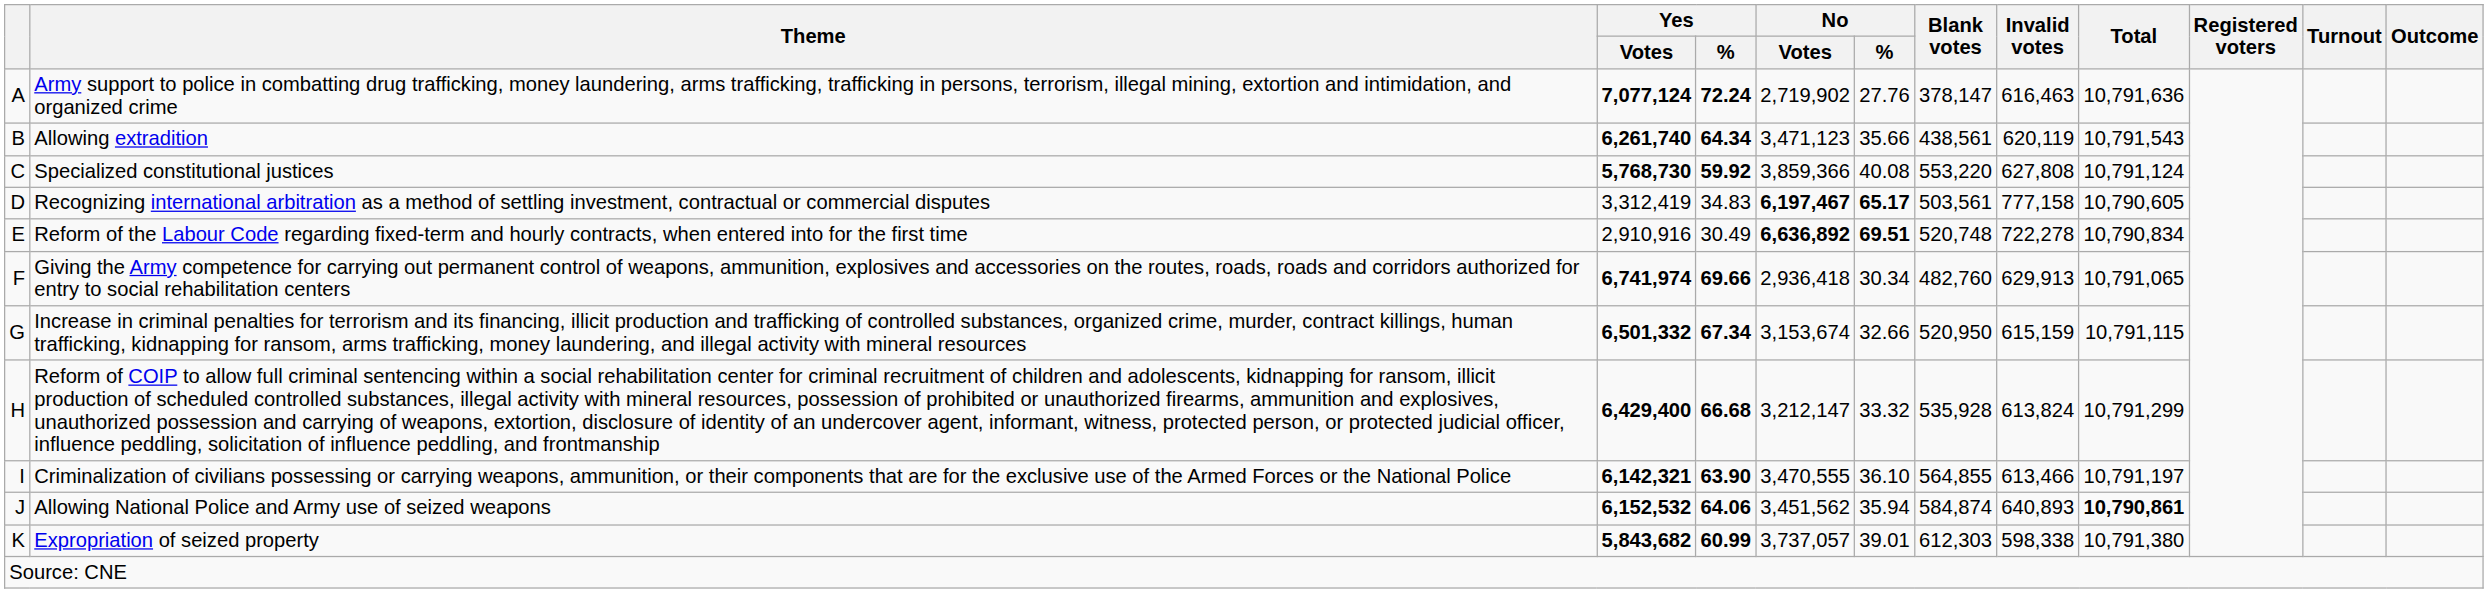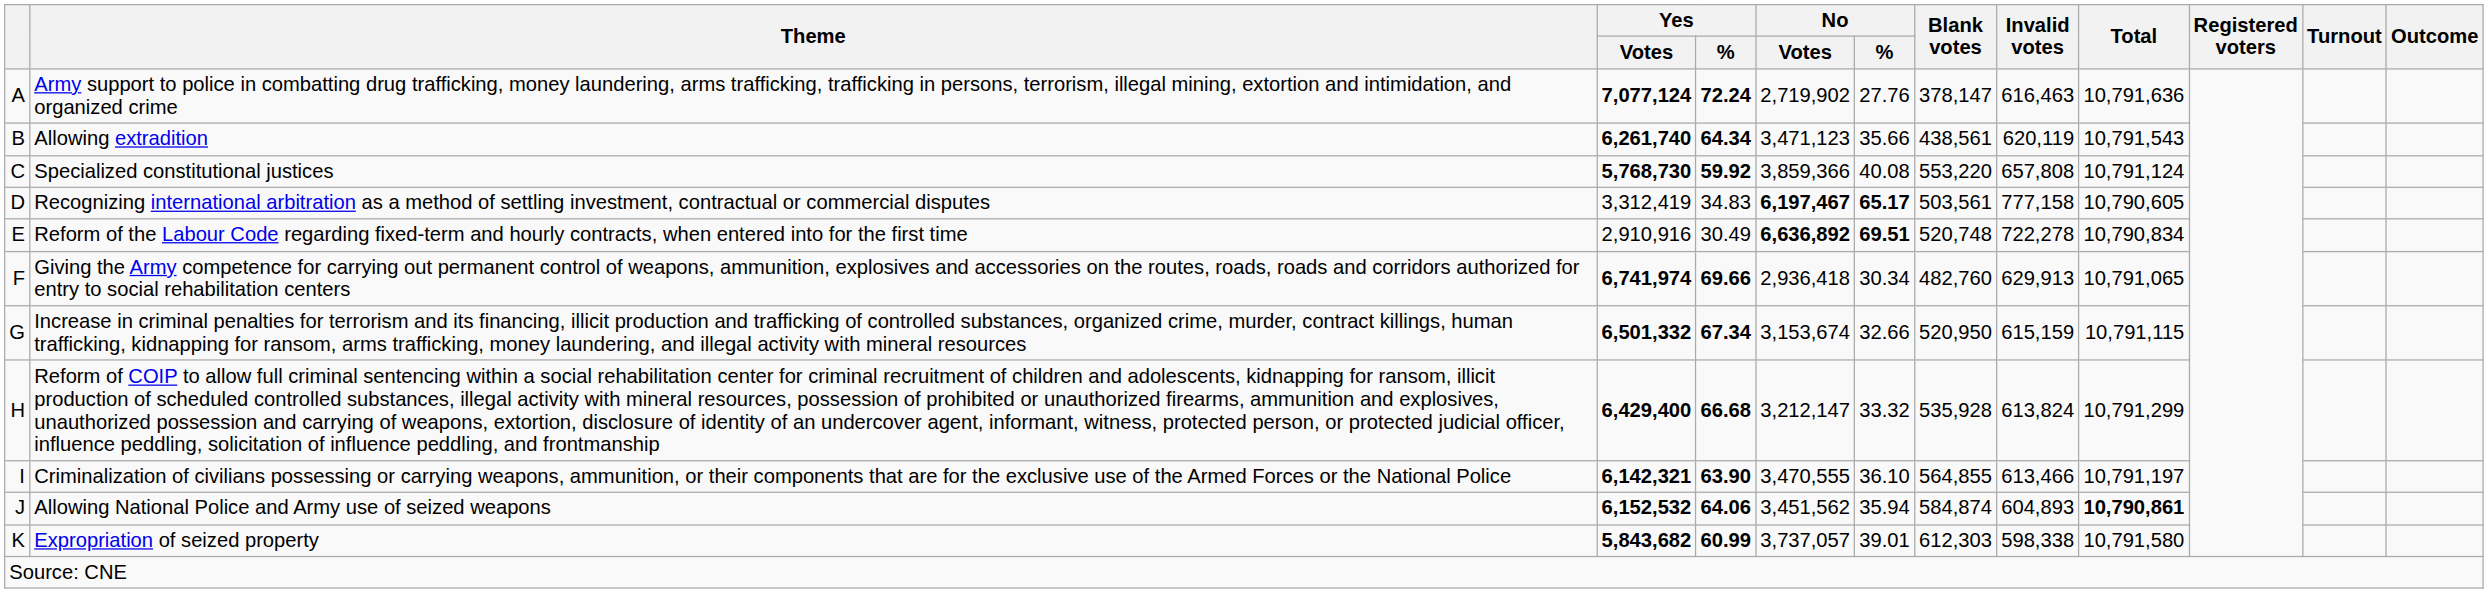(2038, 171) 627,808 -> (2038, 171) 657,808
(2038, 508) 640,893 -> (2038, 508) 604,893
(2134, 540) 10,791,380 -> (2134, 540) 10,791,580
